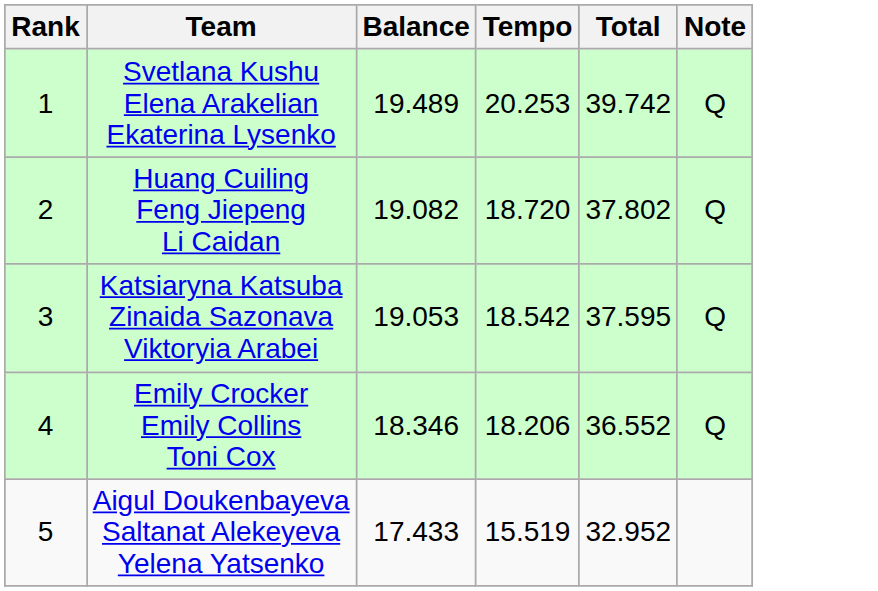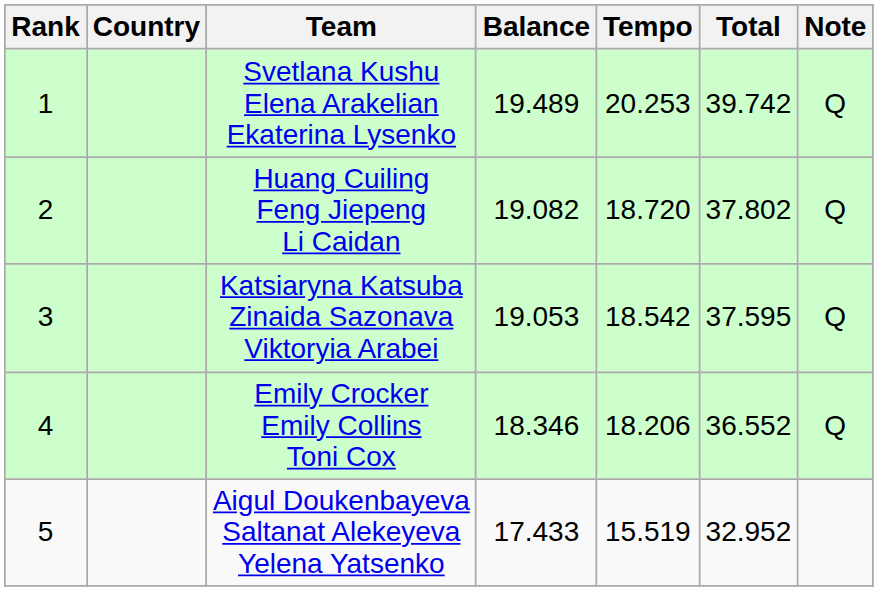+ column: (146, 26)
